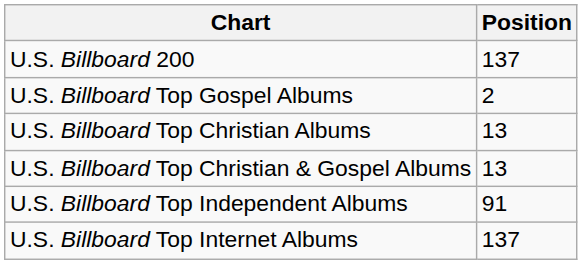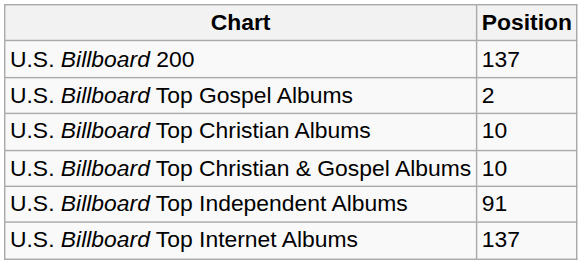(494, 131) 13 -> (494, 131) 10
(494, 167) 13 -> (494, 167) 10
